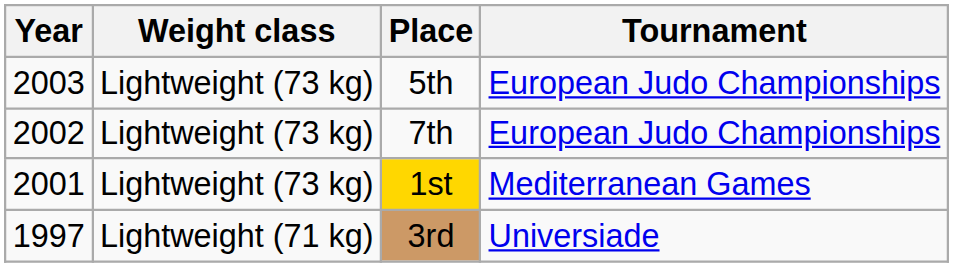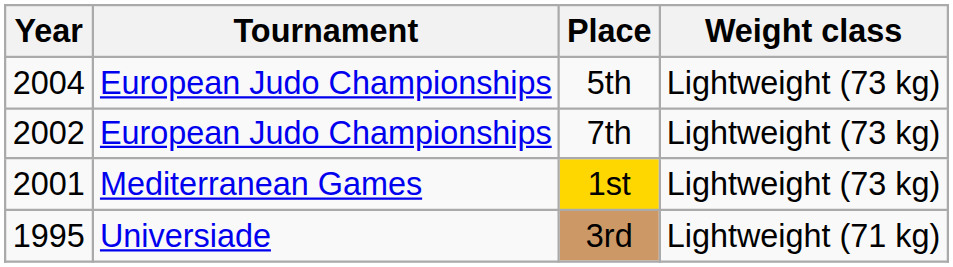columns swapped: (714, 31) <-> (237, 31)
(49, 82) 2003 -> (49, 82) 2004
(49, 236) 1997 -> (49, 236) 1995
